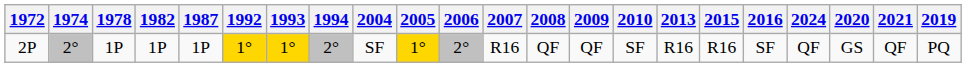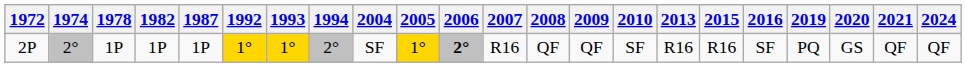columns swapped: (939, 18) <-> (809, 18)
(461, 47) normal -> (461, 47) bold
